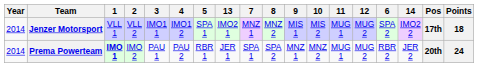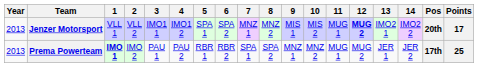columns swapped: (387, 11) <-> (228, 11)
(16, 28) 2014 -> (16, 28) 2013
(364, 28) normal -> (362, 28) bold
(433, 28) 17th -> (433, 28) 20th
(459, 28) 18 -> (459, 28) 17
(16, 51) 2014 -> (16, 51) 2013
(433, 51) 20th -> (433, 51) 17th
(459, 51) 24 -> (459, 51) 25
